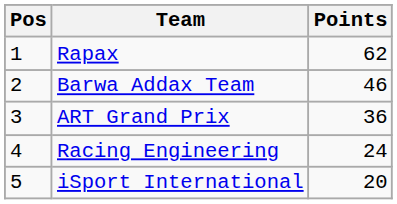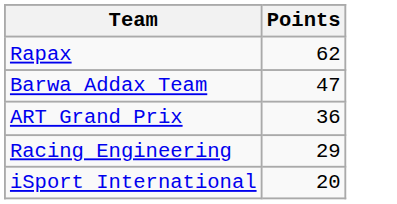- column: (28, 21)
(375, 86) 46 -> (328, 86) 47
(375, 151) 24 -> (328, 151) 29
